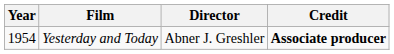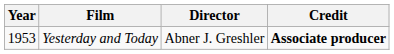(22, 37) 1954 -> (22, 37) 1953
